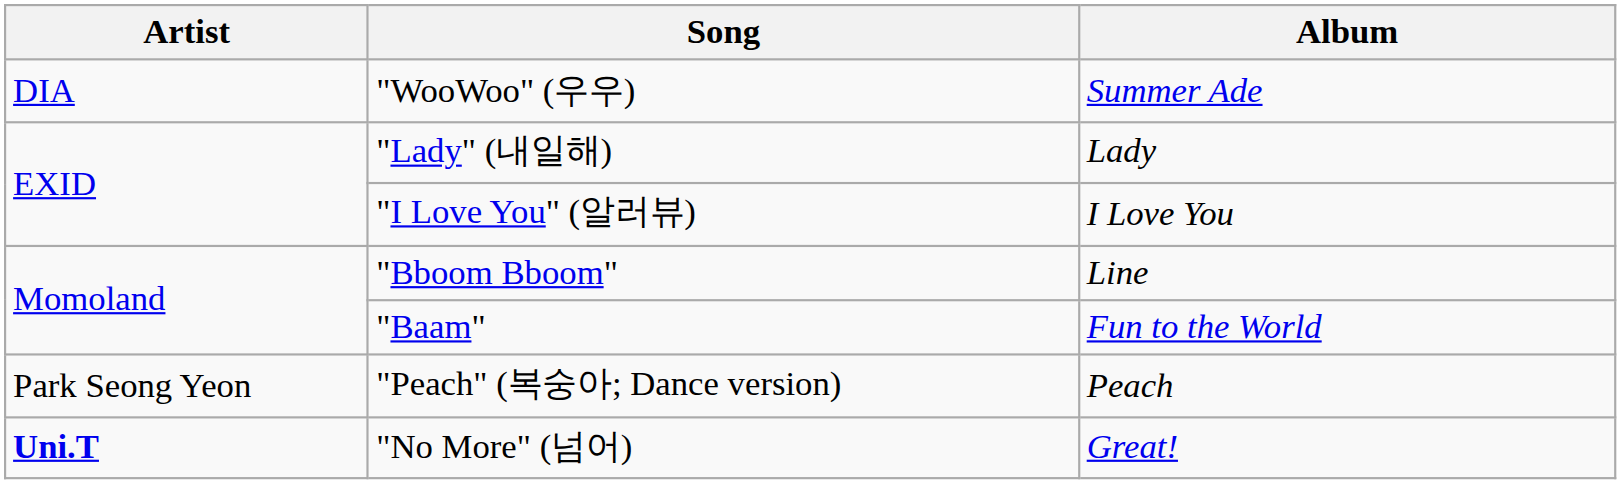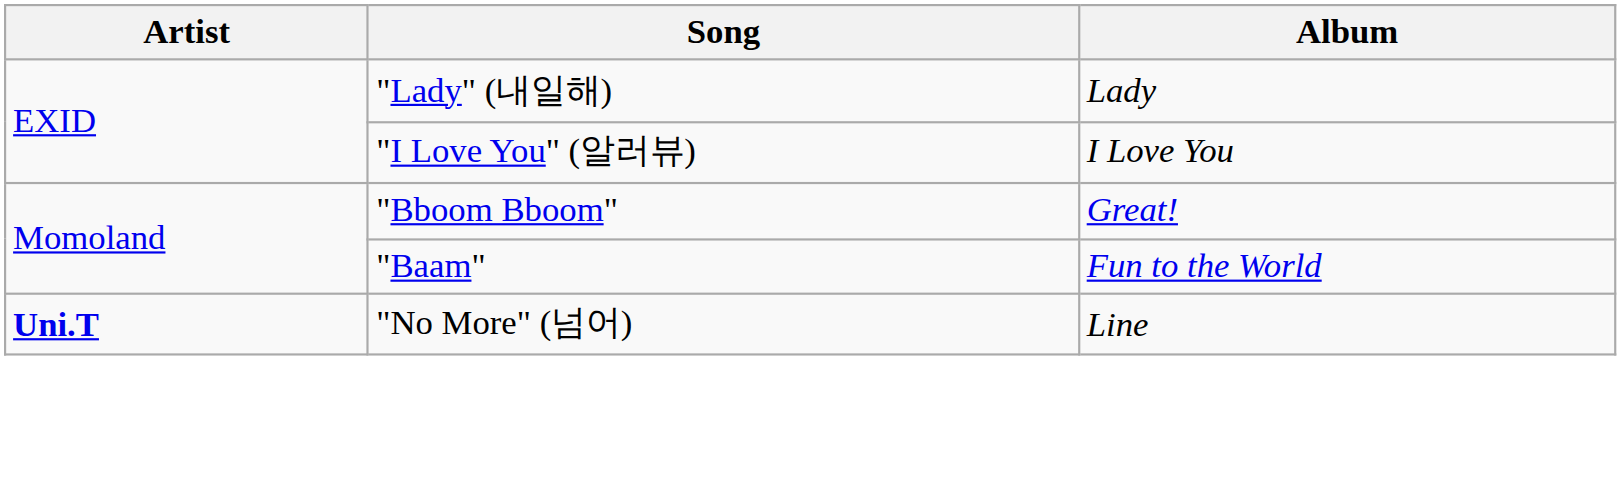- row: (506, 89)
(1118, 271) Line -> (1132, 210) Great!
- row: (609, 384)
(1132, 446) Great! -> (1118, 323) Line
